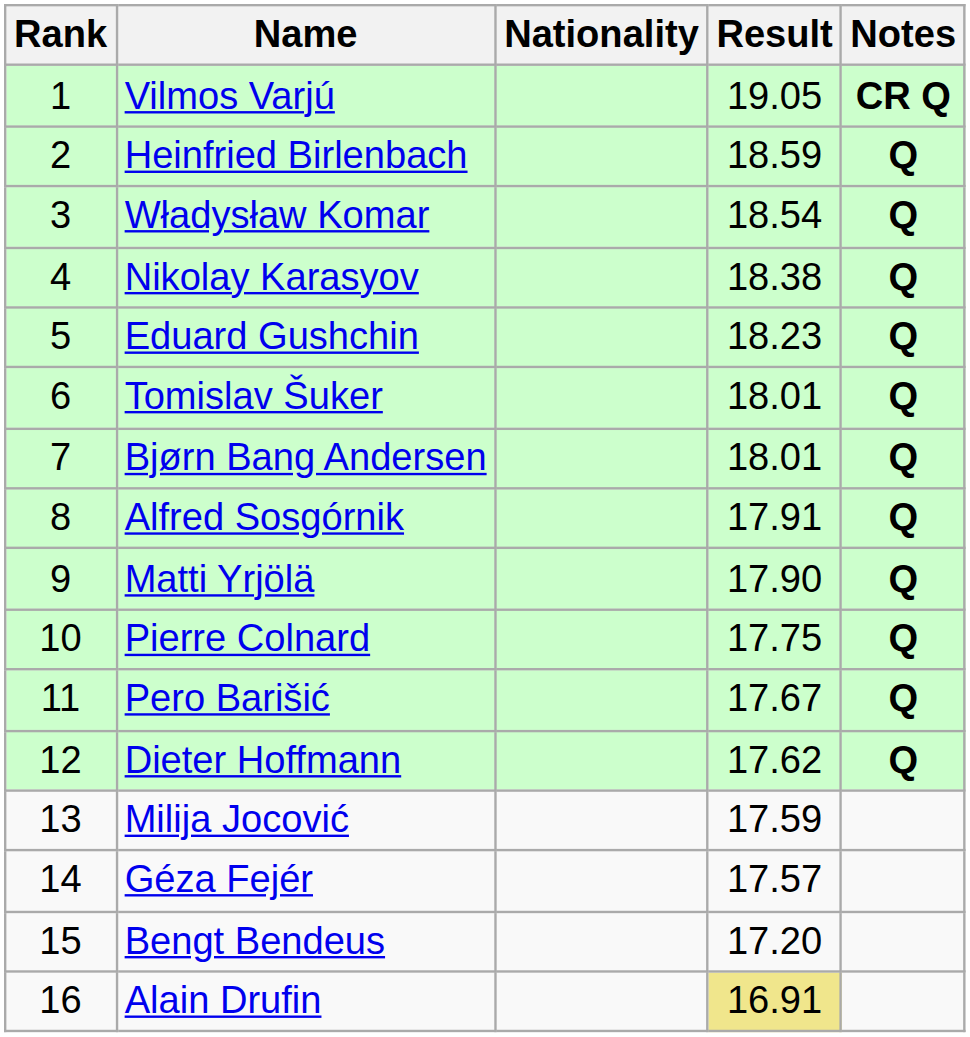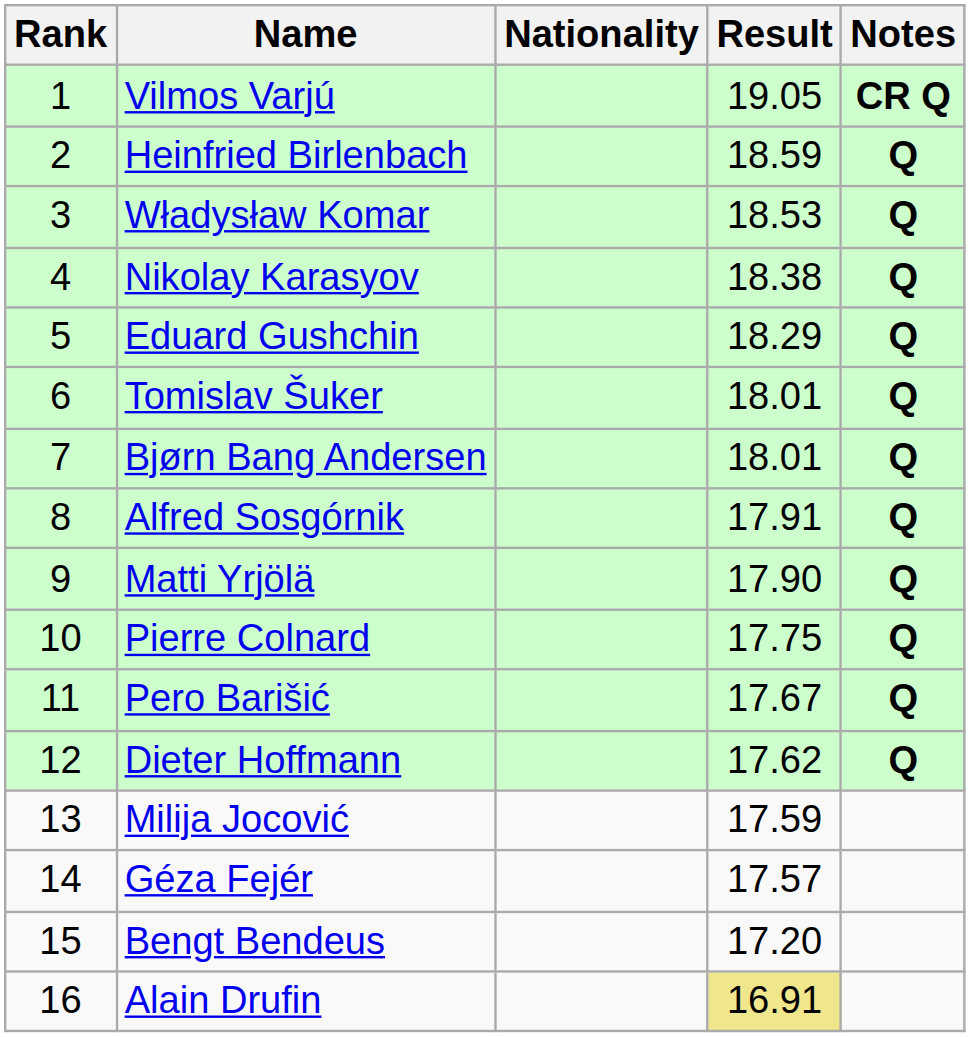(775, 215) 18.54 -> (775, 215) 18.53
(775, 336) 18.23 -> (775, 336) 18.29
